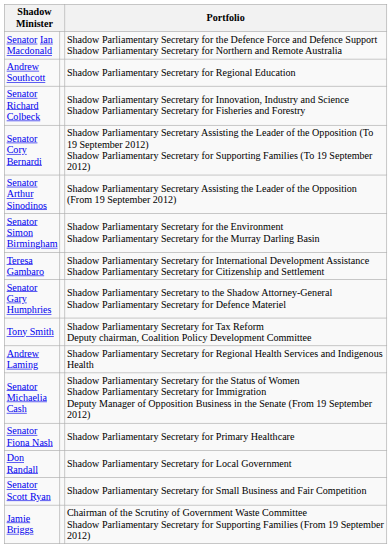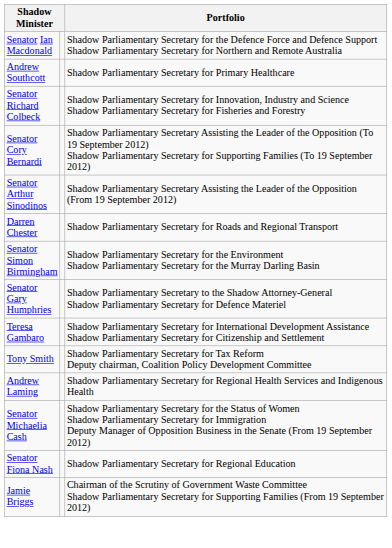(181, 72) Shadow Parliamentary Secretary for Regional Education -> (181, 72) Shadow Parliamentary Secretary for Primary Healthcare
+ row: (22, 227)
rows swapped: (25, 266) <-> (29, 299)
(181, 436) Shadow Parliamentary Secretary for Primary Healthcare -> (181, 464) Shadow Parliamentary Secretary for Regional Education
- row: (22, 464)
- row: (29, 491)
